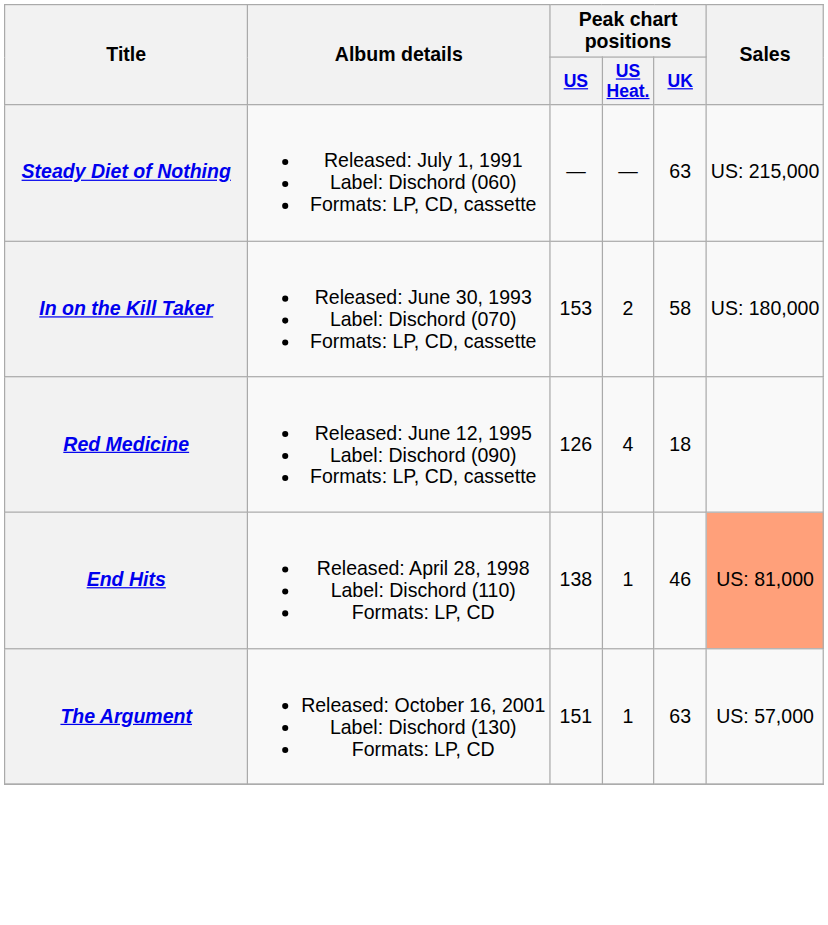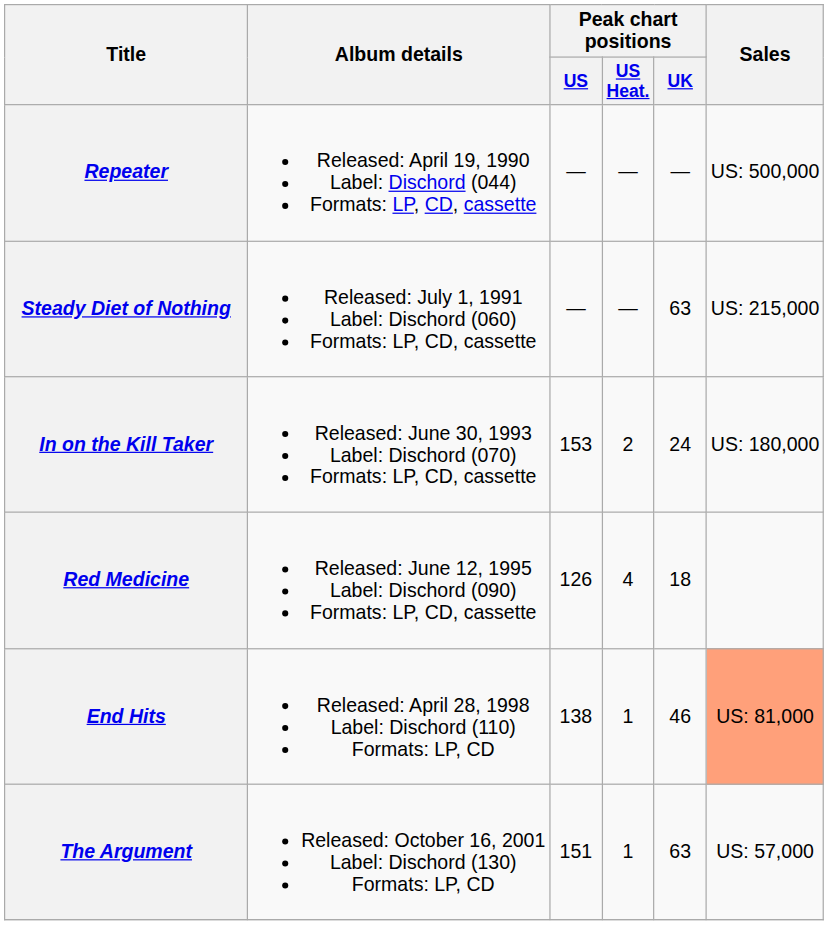+ row: (126, 172)
(680, 308) 58 -> (680, 444) 24
